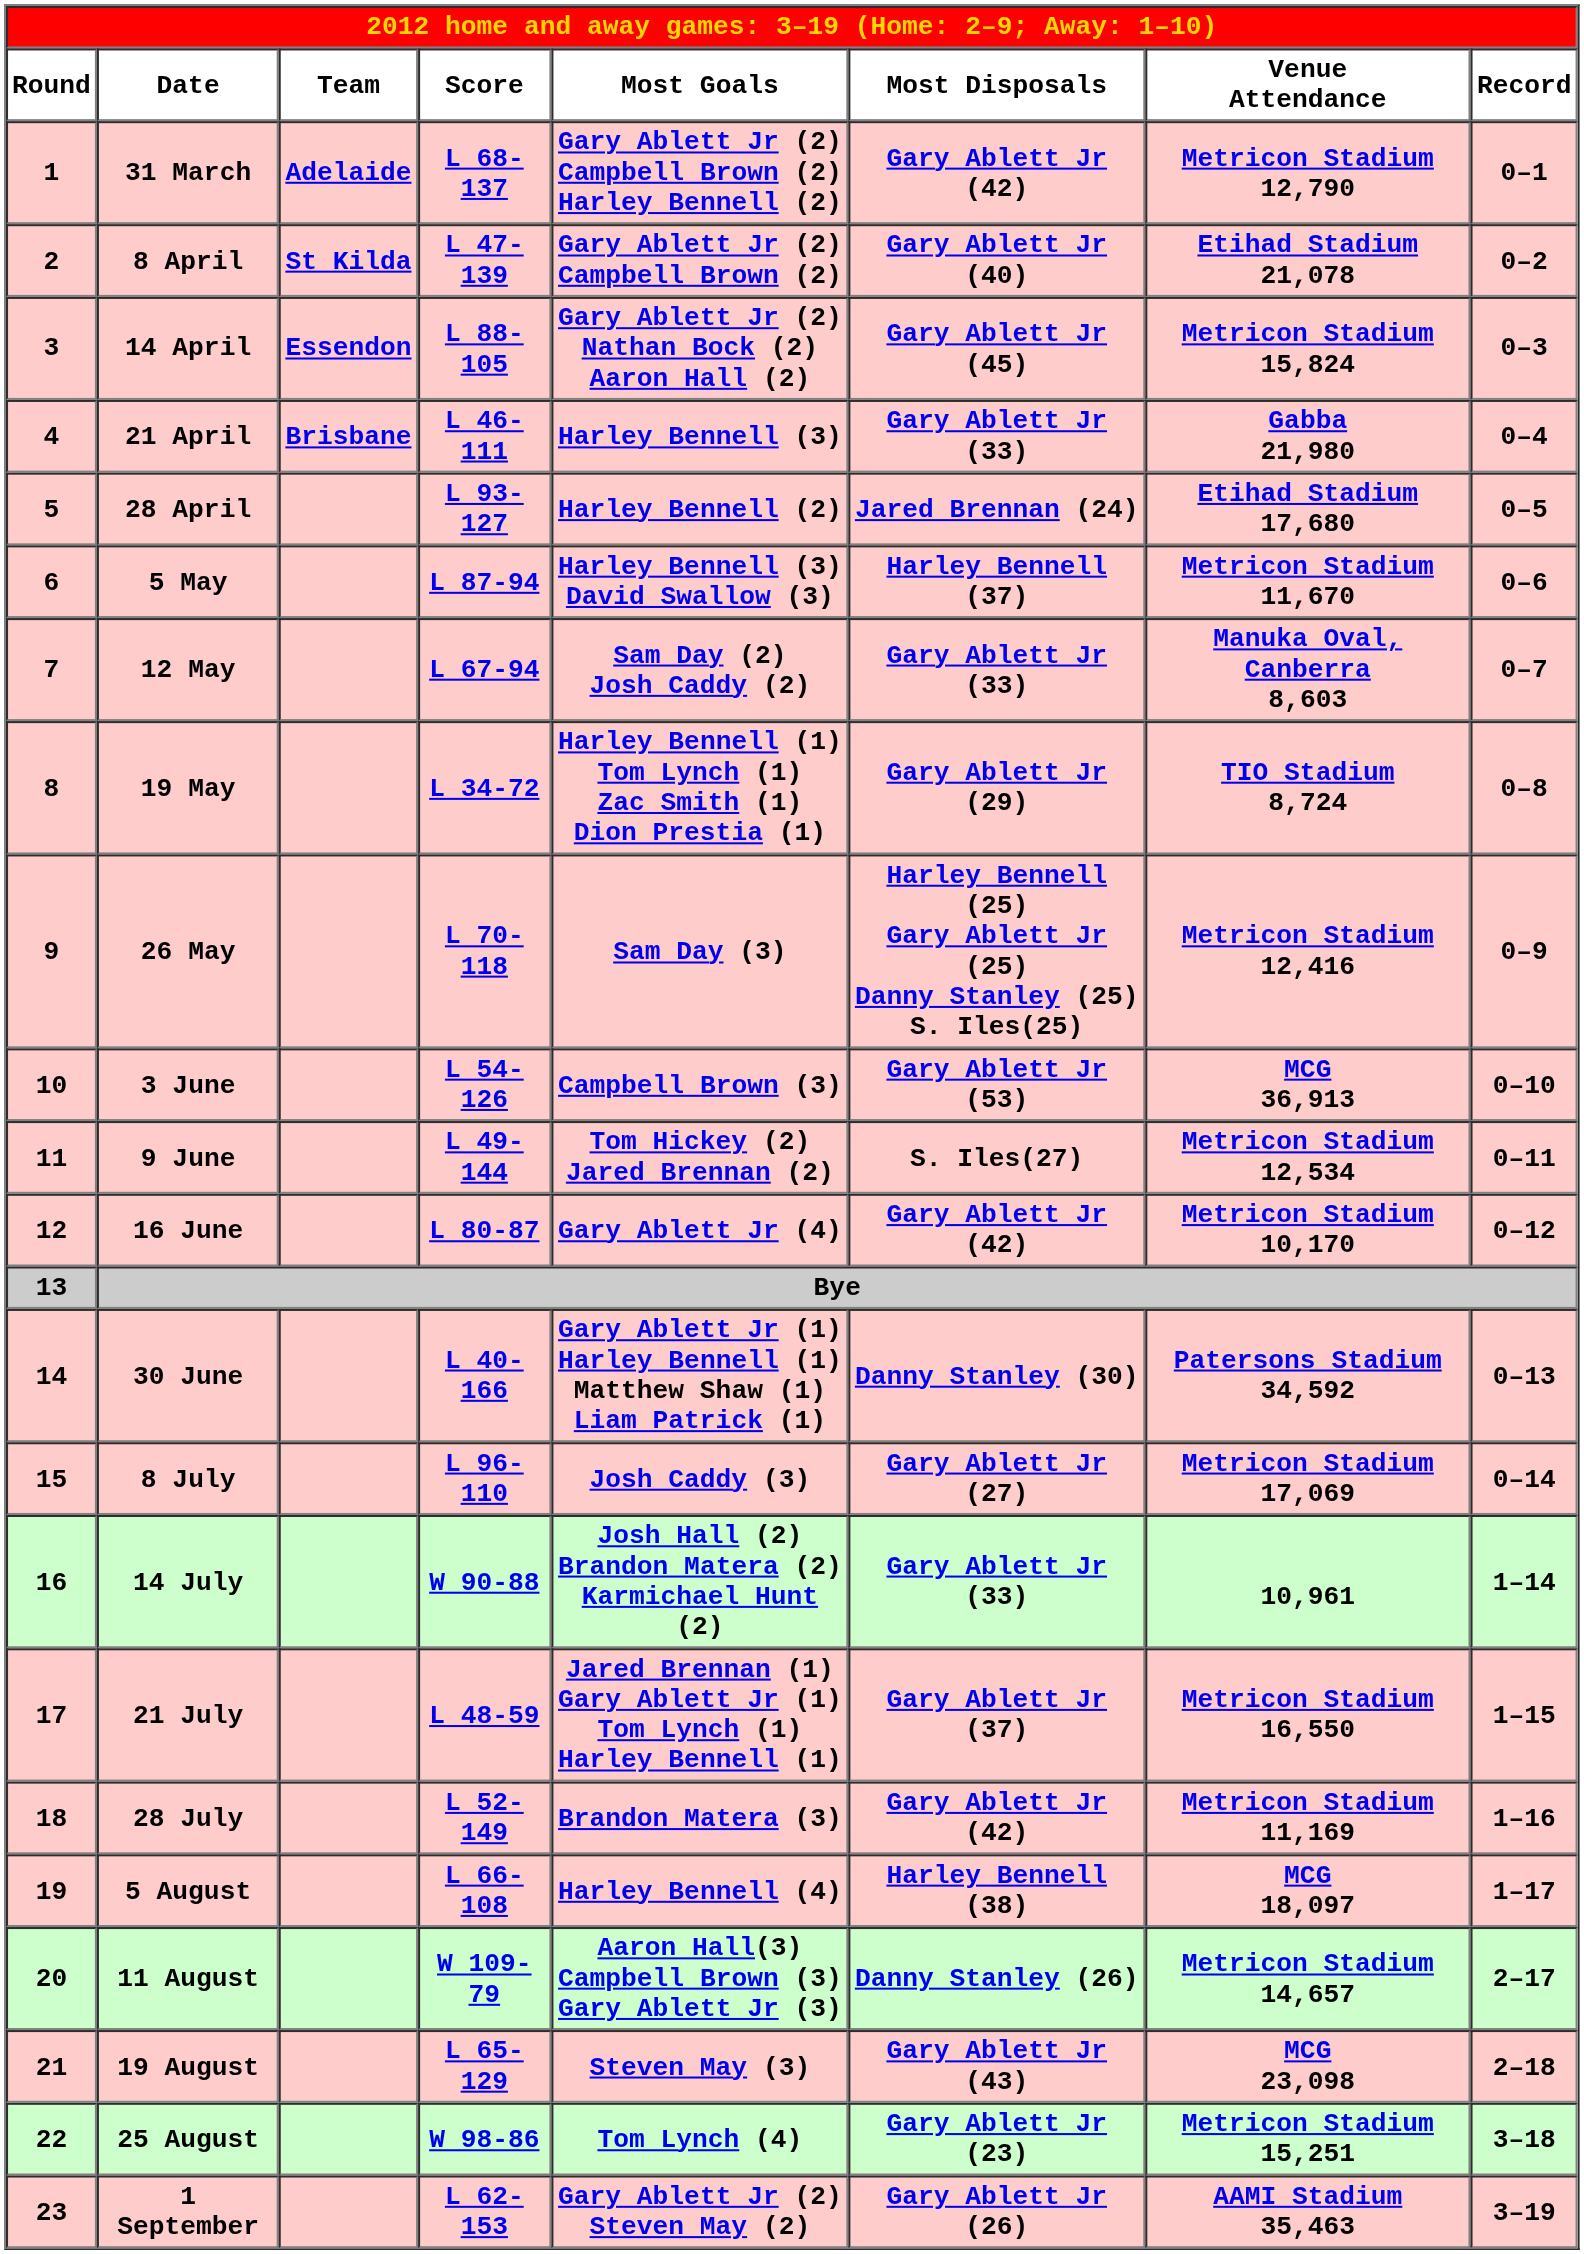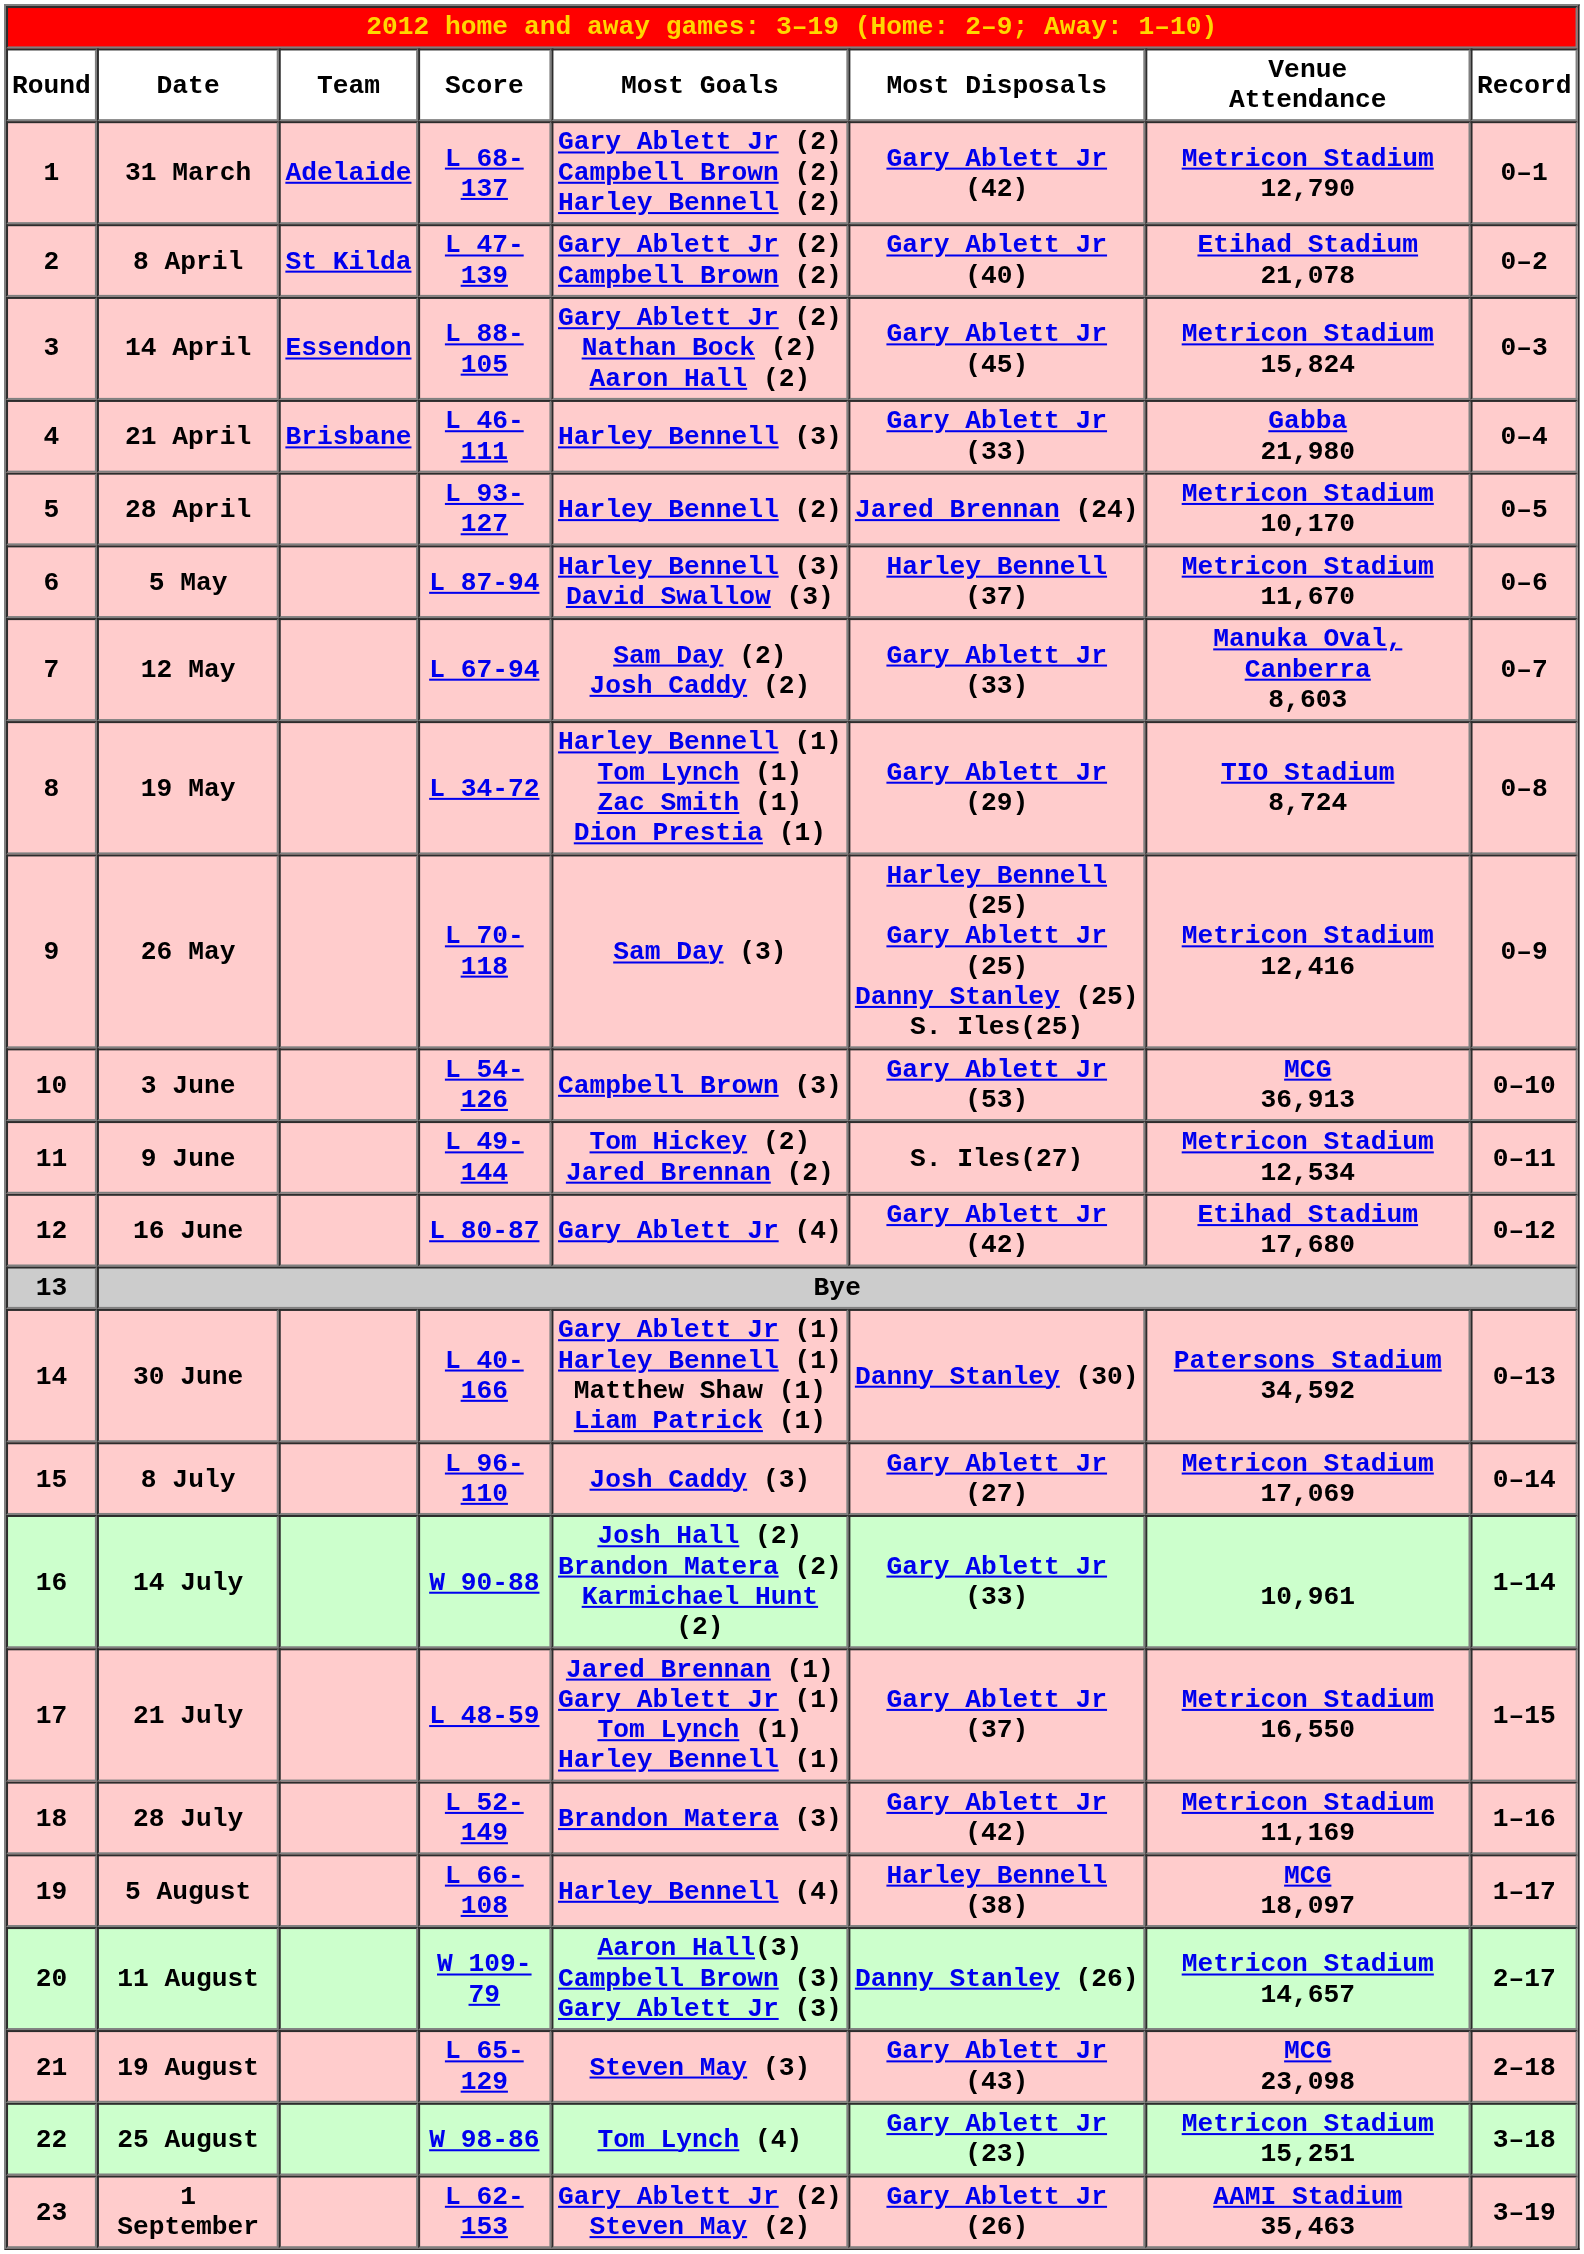(1308, 509) Etihad Stadium 17,680 -> (1308, 509) Metricon Stadium 10,170
(1308, 1230) Metricon Stadium 10,170 -> (1308, 1230) Etihad Stadium 17,680
